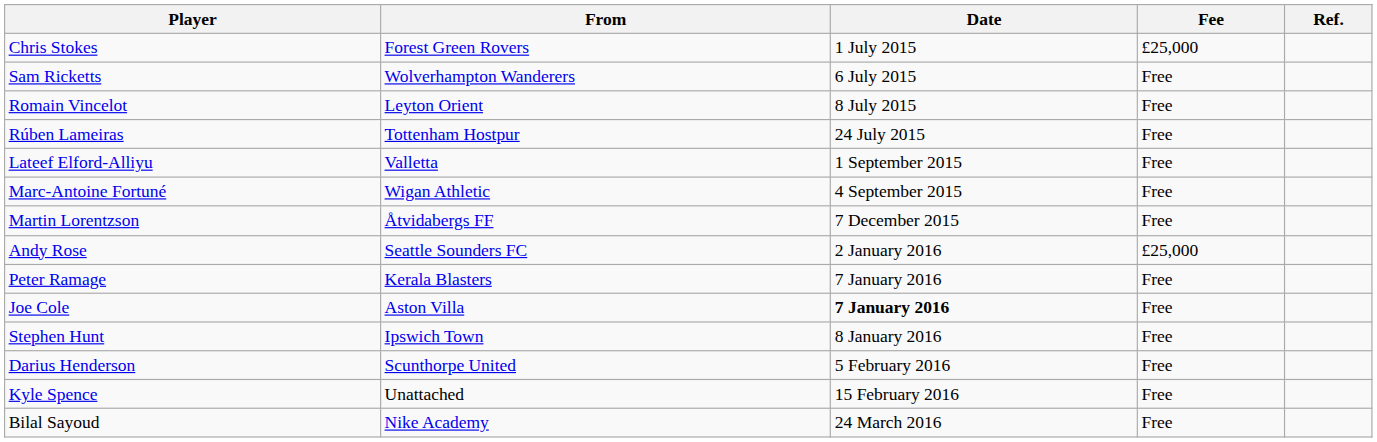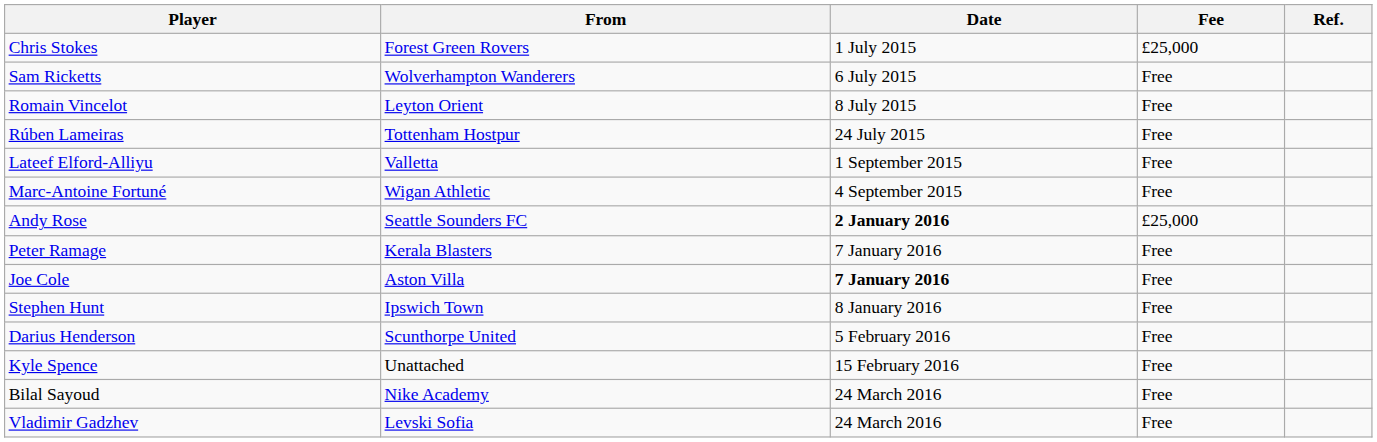- row: (74, 220)
(888, 249) normal -> (892, 220) bold
+ row: (73, 422)
